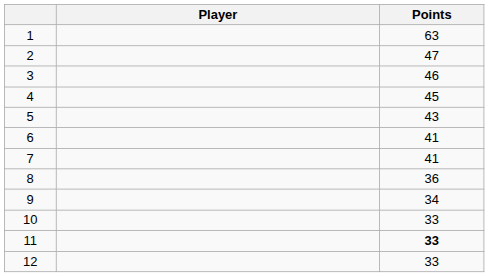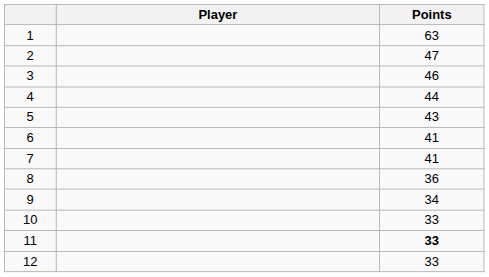(432, 96) 45 -> (432, 96) 44
